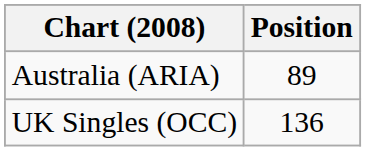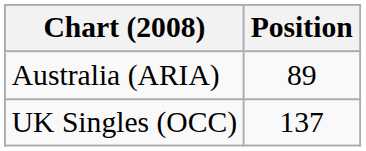(302, 121) 136 -> (302, 121) 137
